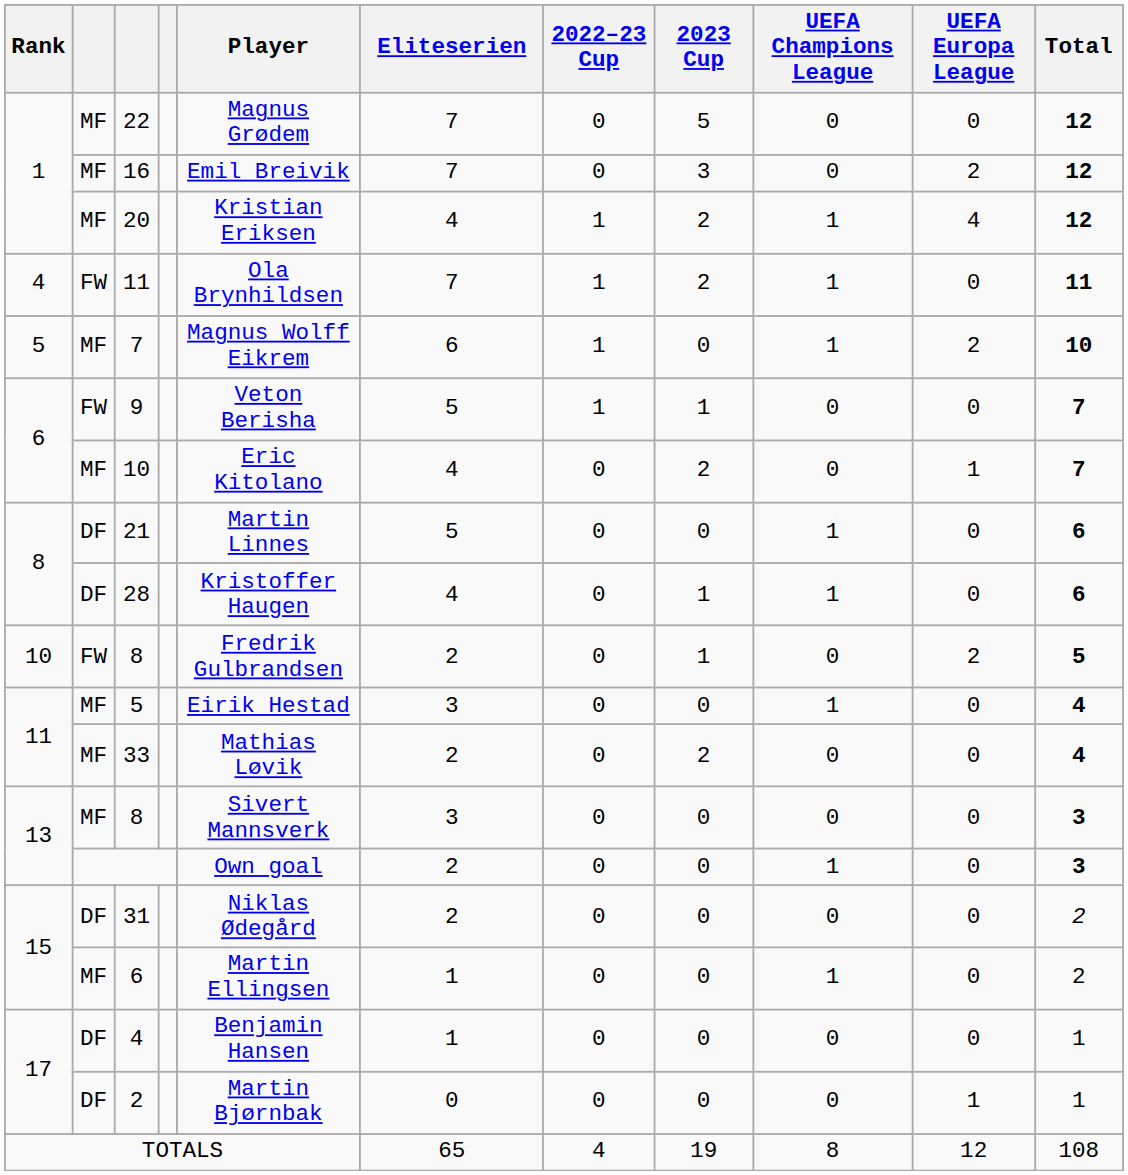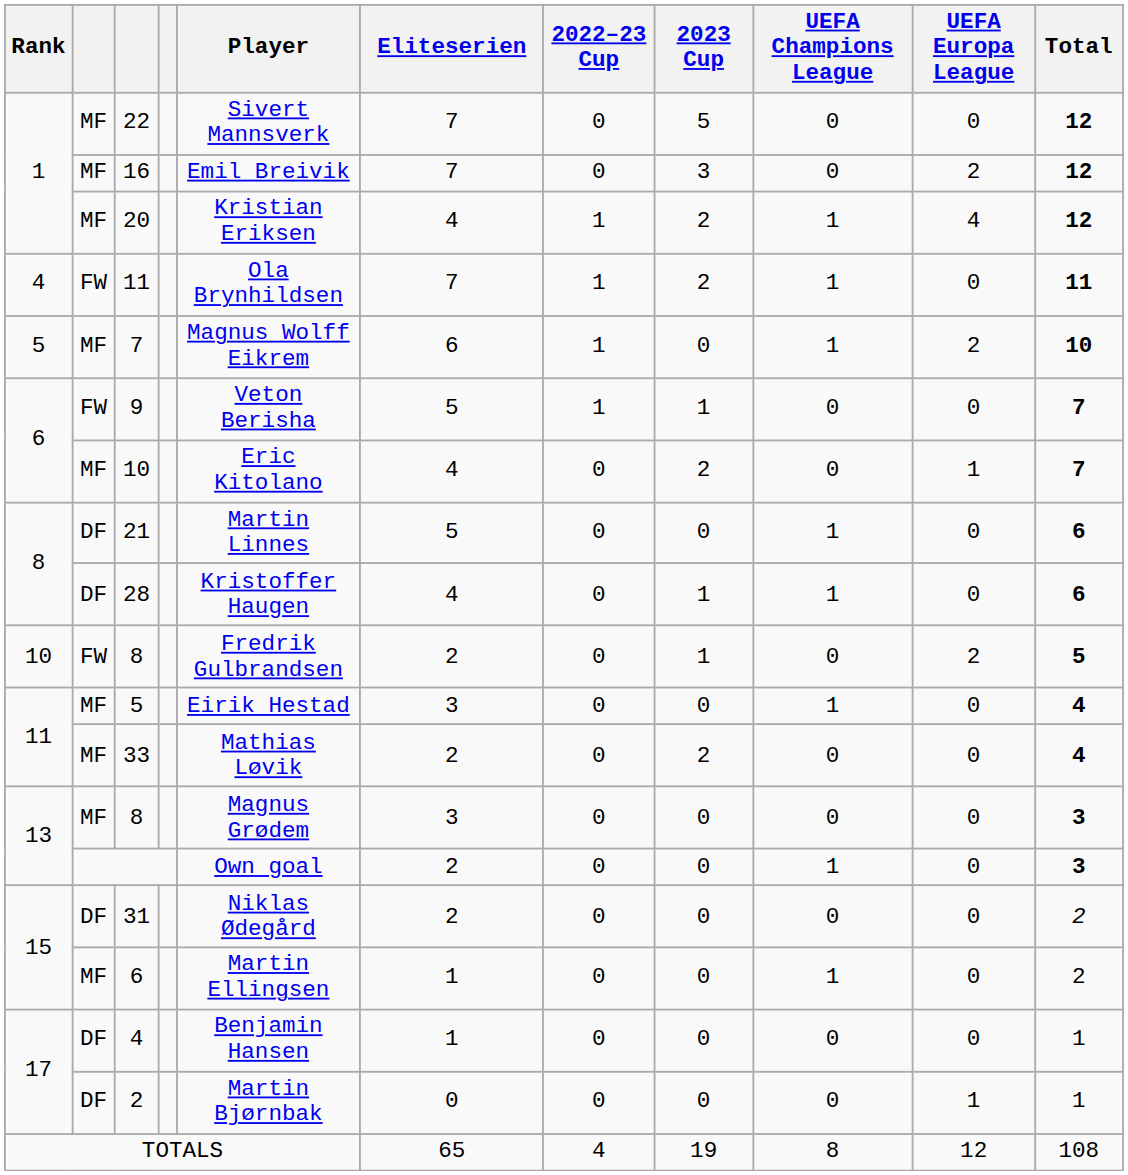(268, 124) Magnus Grødem -> (268, 124) Sivert Mannsverk
(268, 818) Sivert Mannsverk -> (268, 818) Magnus Grødem
